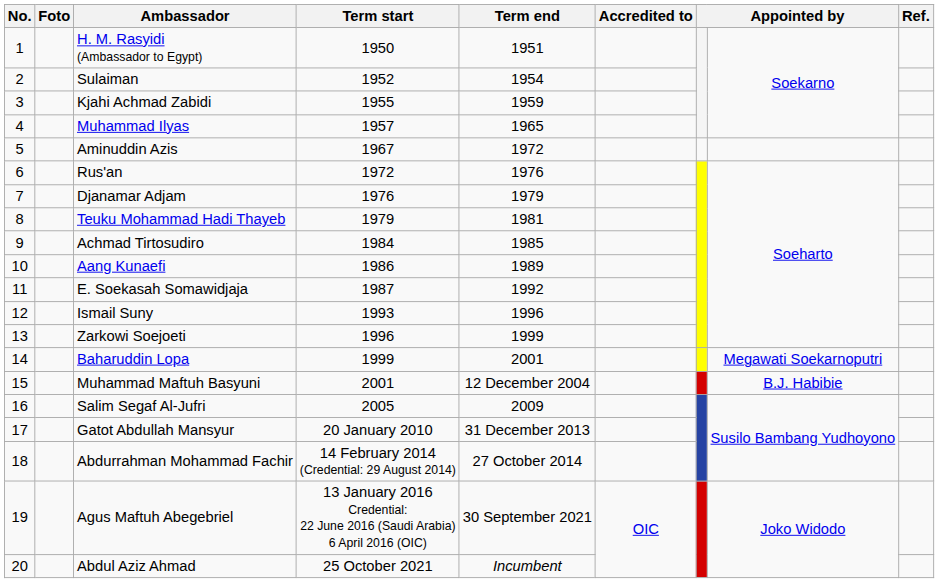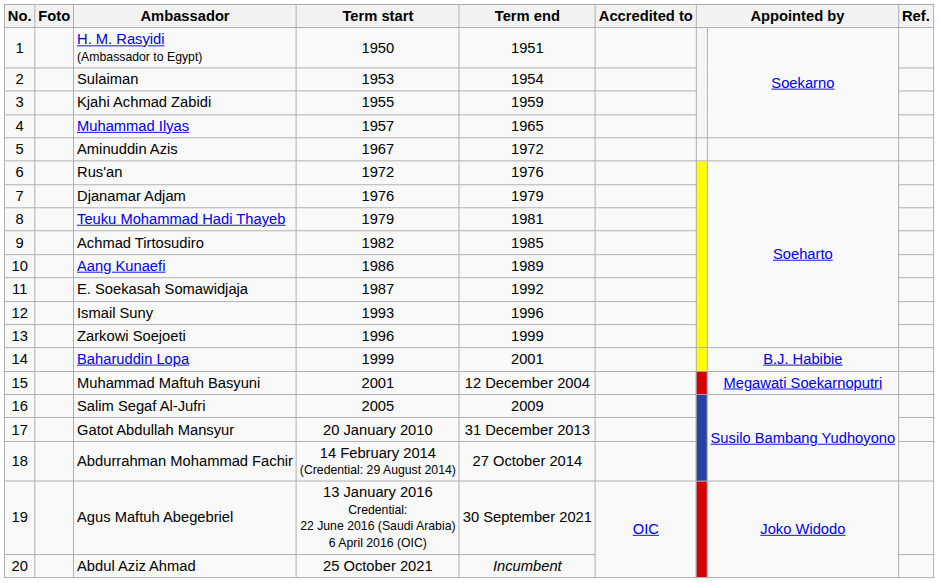(378, 79) 1952 -> (378, 79) 1953
(378, 242) 1984 -> (378, 242) 1982
(803, 359) Megawati Soekarnoputri -> (803, 359) B.J. Habibie
(803, 382) B.J. Habibie -> (803, 382) Megawati Soekarnoputri
